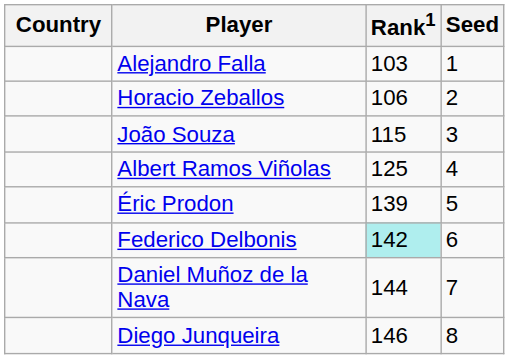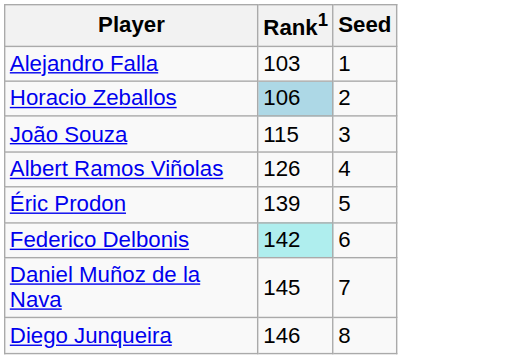- column: (58, 25)
(389, 98) no background -> (282, 98) lightblue background
(389, 169) 125 -> (282, 169) 126
(389, 287) 144 -> (282, 287) 145
